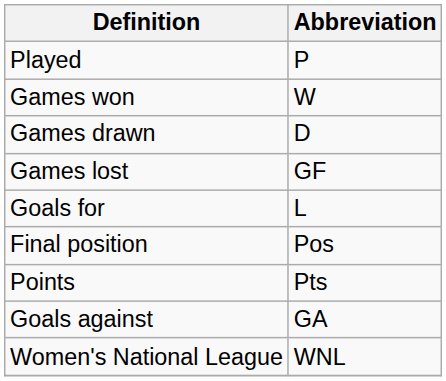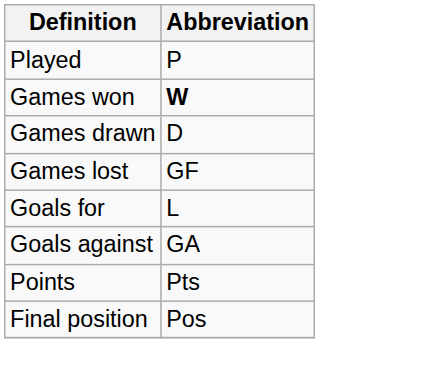(305, 97) normal -> (177, 97) bold
rows swapped: (82, 319) <-> (79, 245)
- row: (147, 356)
